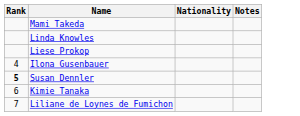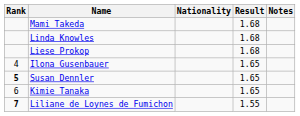+ column: (250, 11)
(16, 104) normal -> (16, 104) bold
